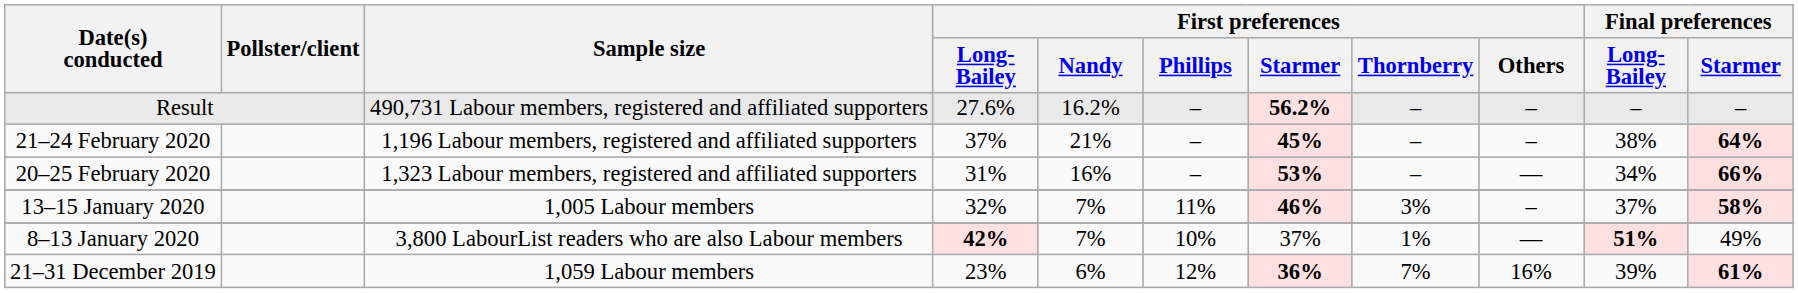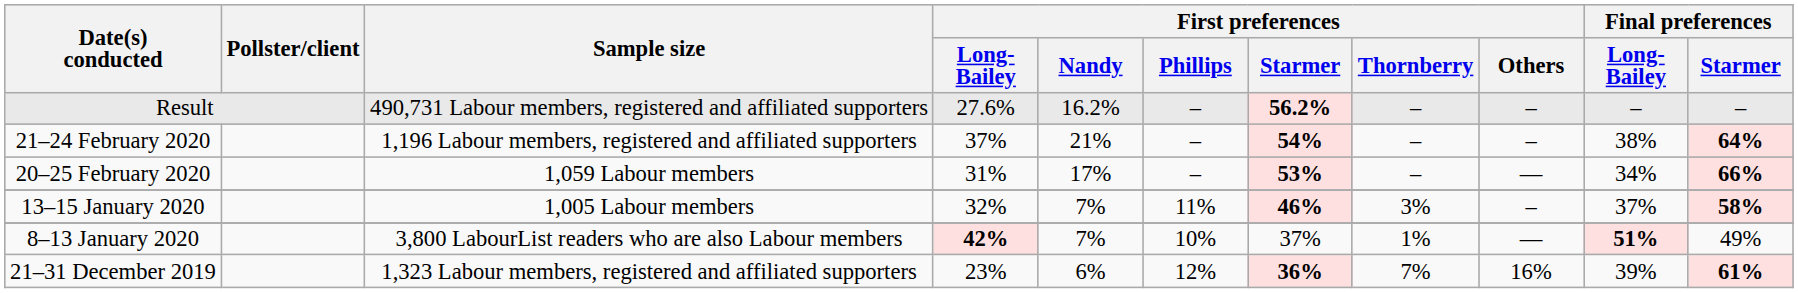(1300, 141) 45% -> (1300, 141) 54%
(649, 174) 1,323 Labour members, registered and affiliated supporters -> (649, 174) 1,059 Labour members
(1091, 174) 16% -> (1091, 174) 17%
(649, 271) 1,059 Labour members -> (649, 271) 1,323 Labour members, registered and affiliated supporters
